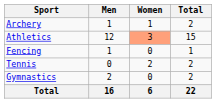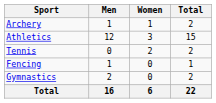(150, 38) lightsalmon background -> (150, 38) no background
rows swapped: (24, 51) <-> (21, 65)
